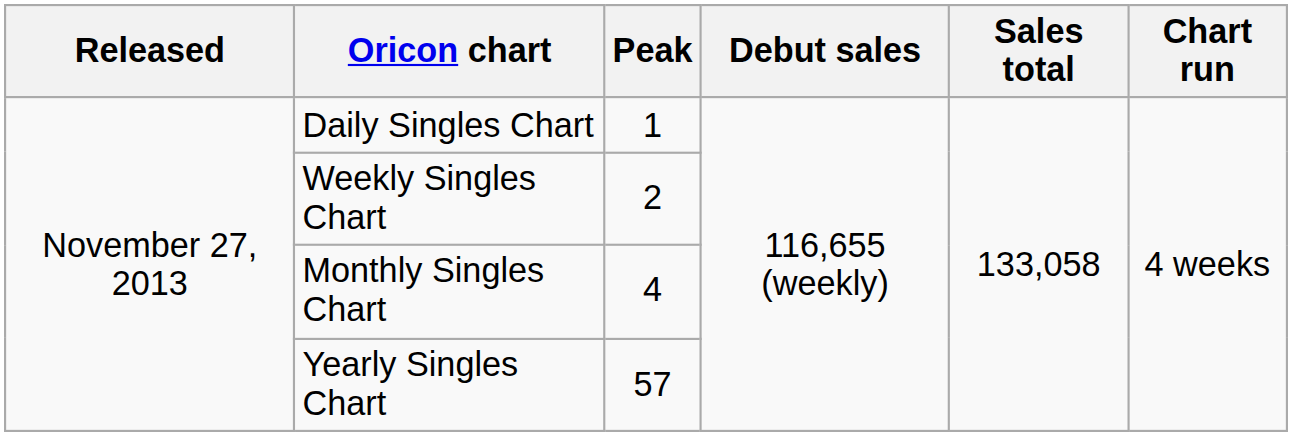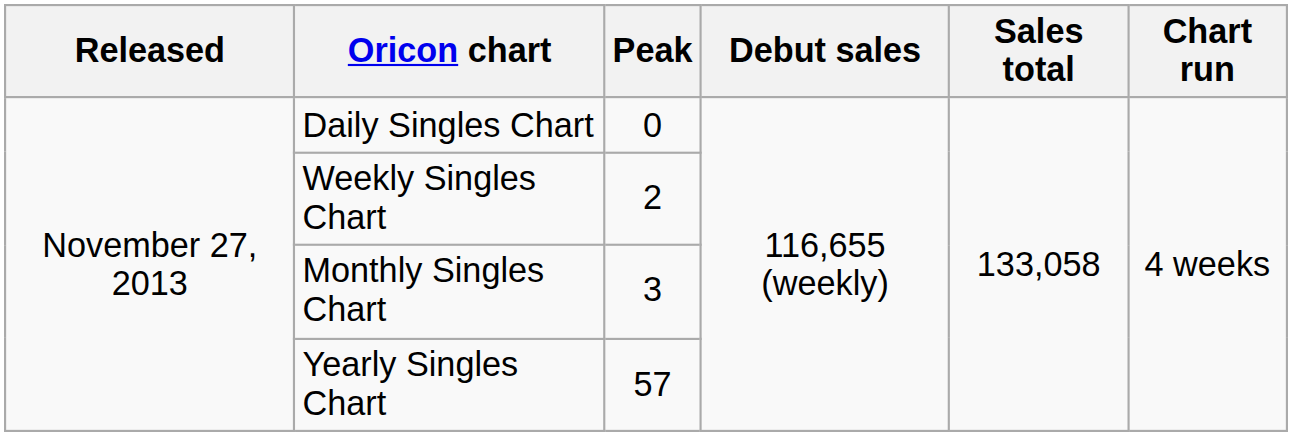(653, 124) 1 -> (653, 124) 0
(653, 290) 4 -> (653, 290) 3
